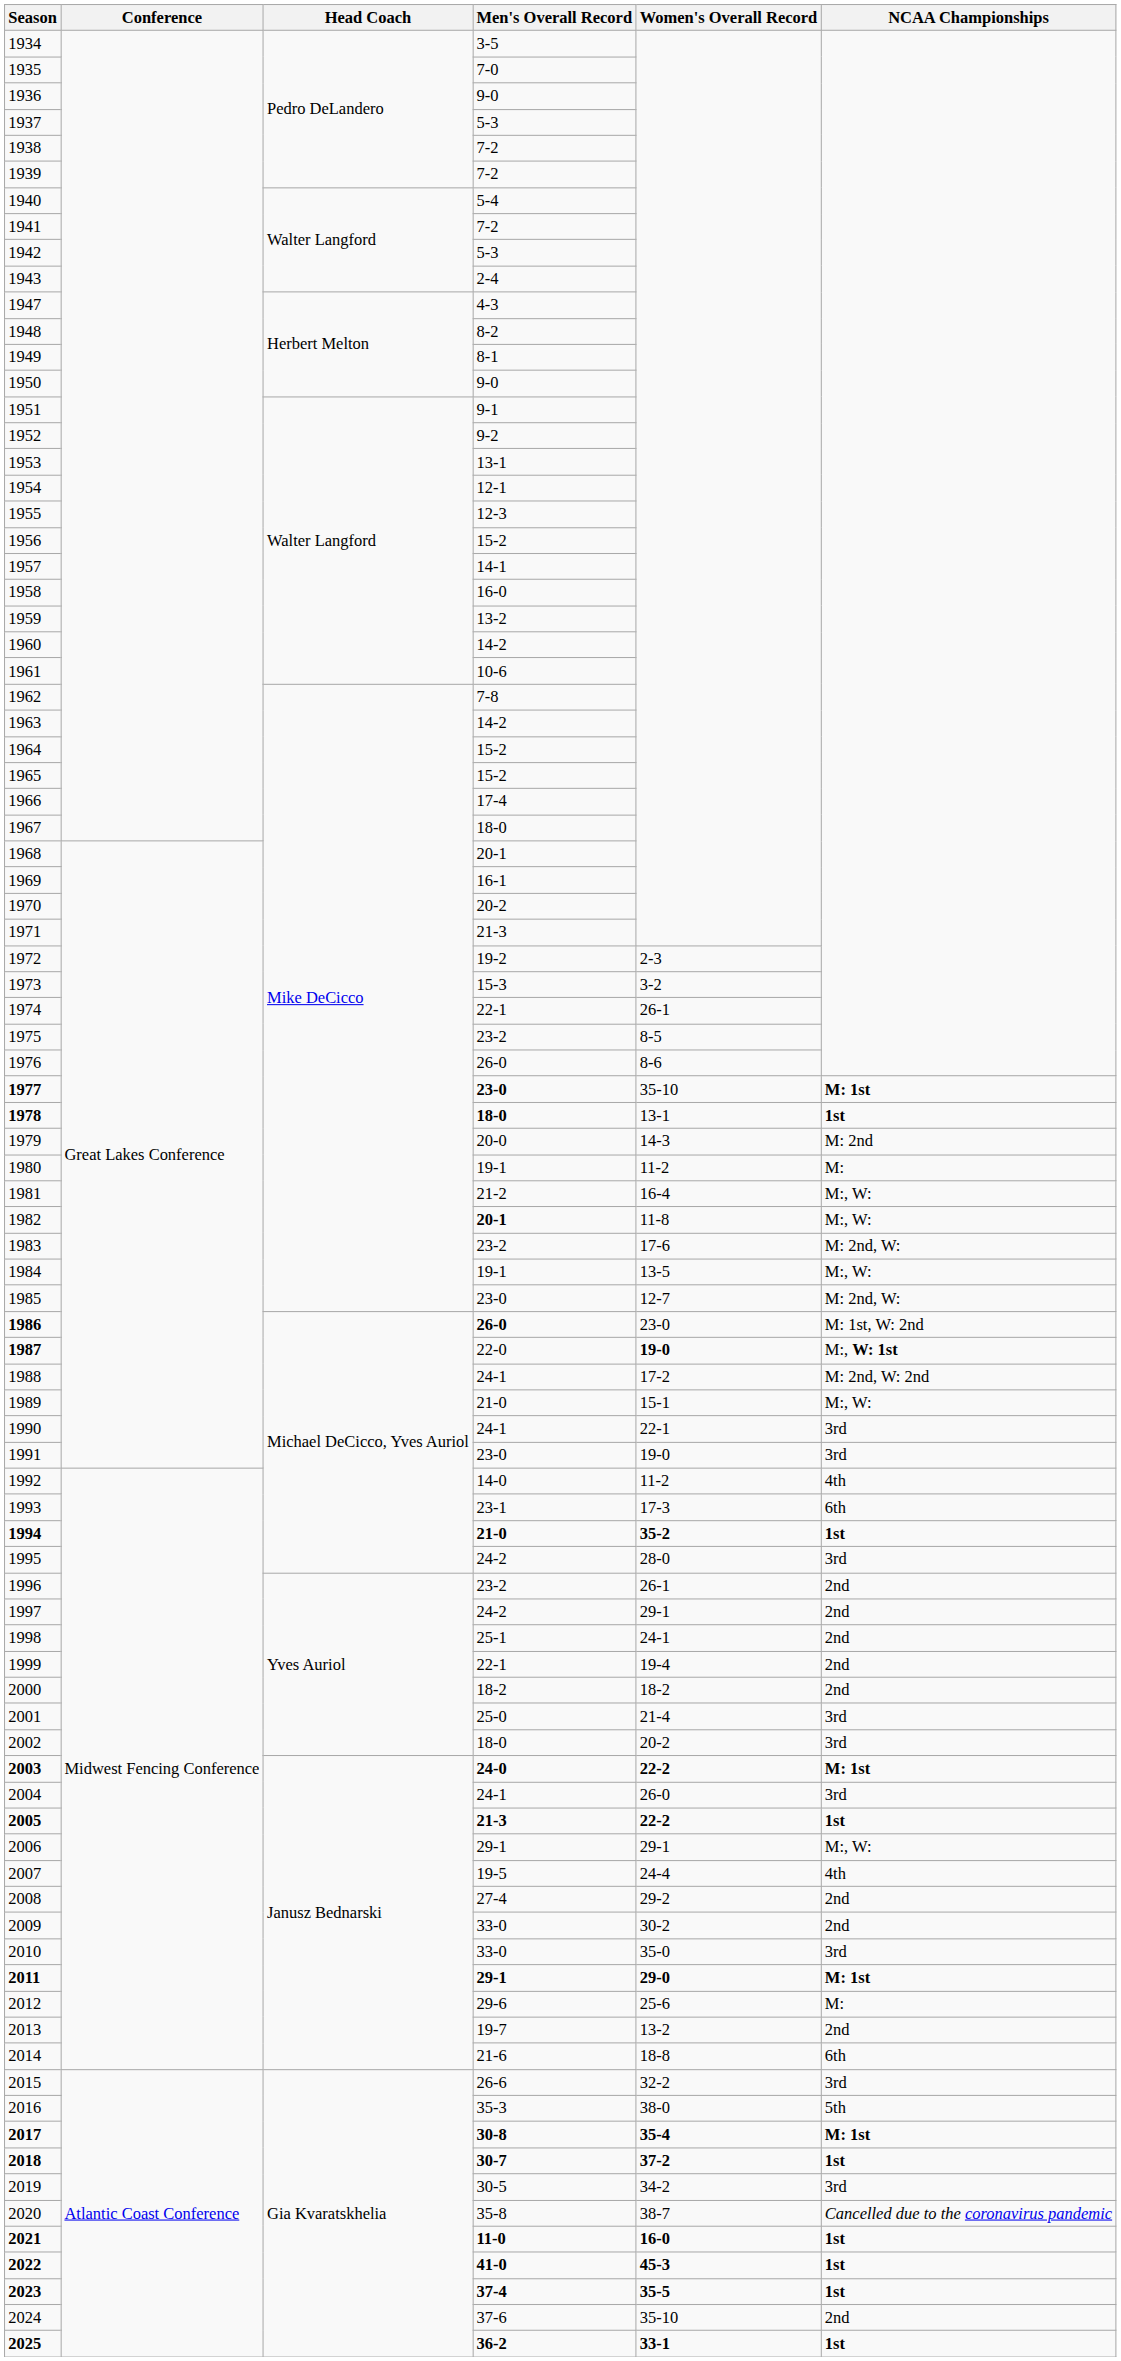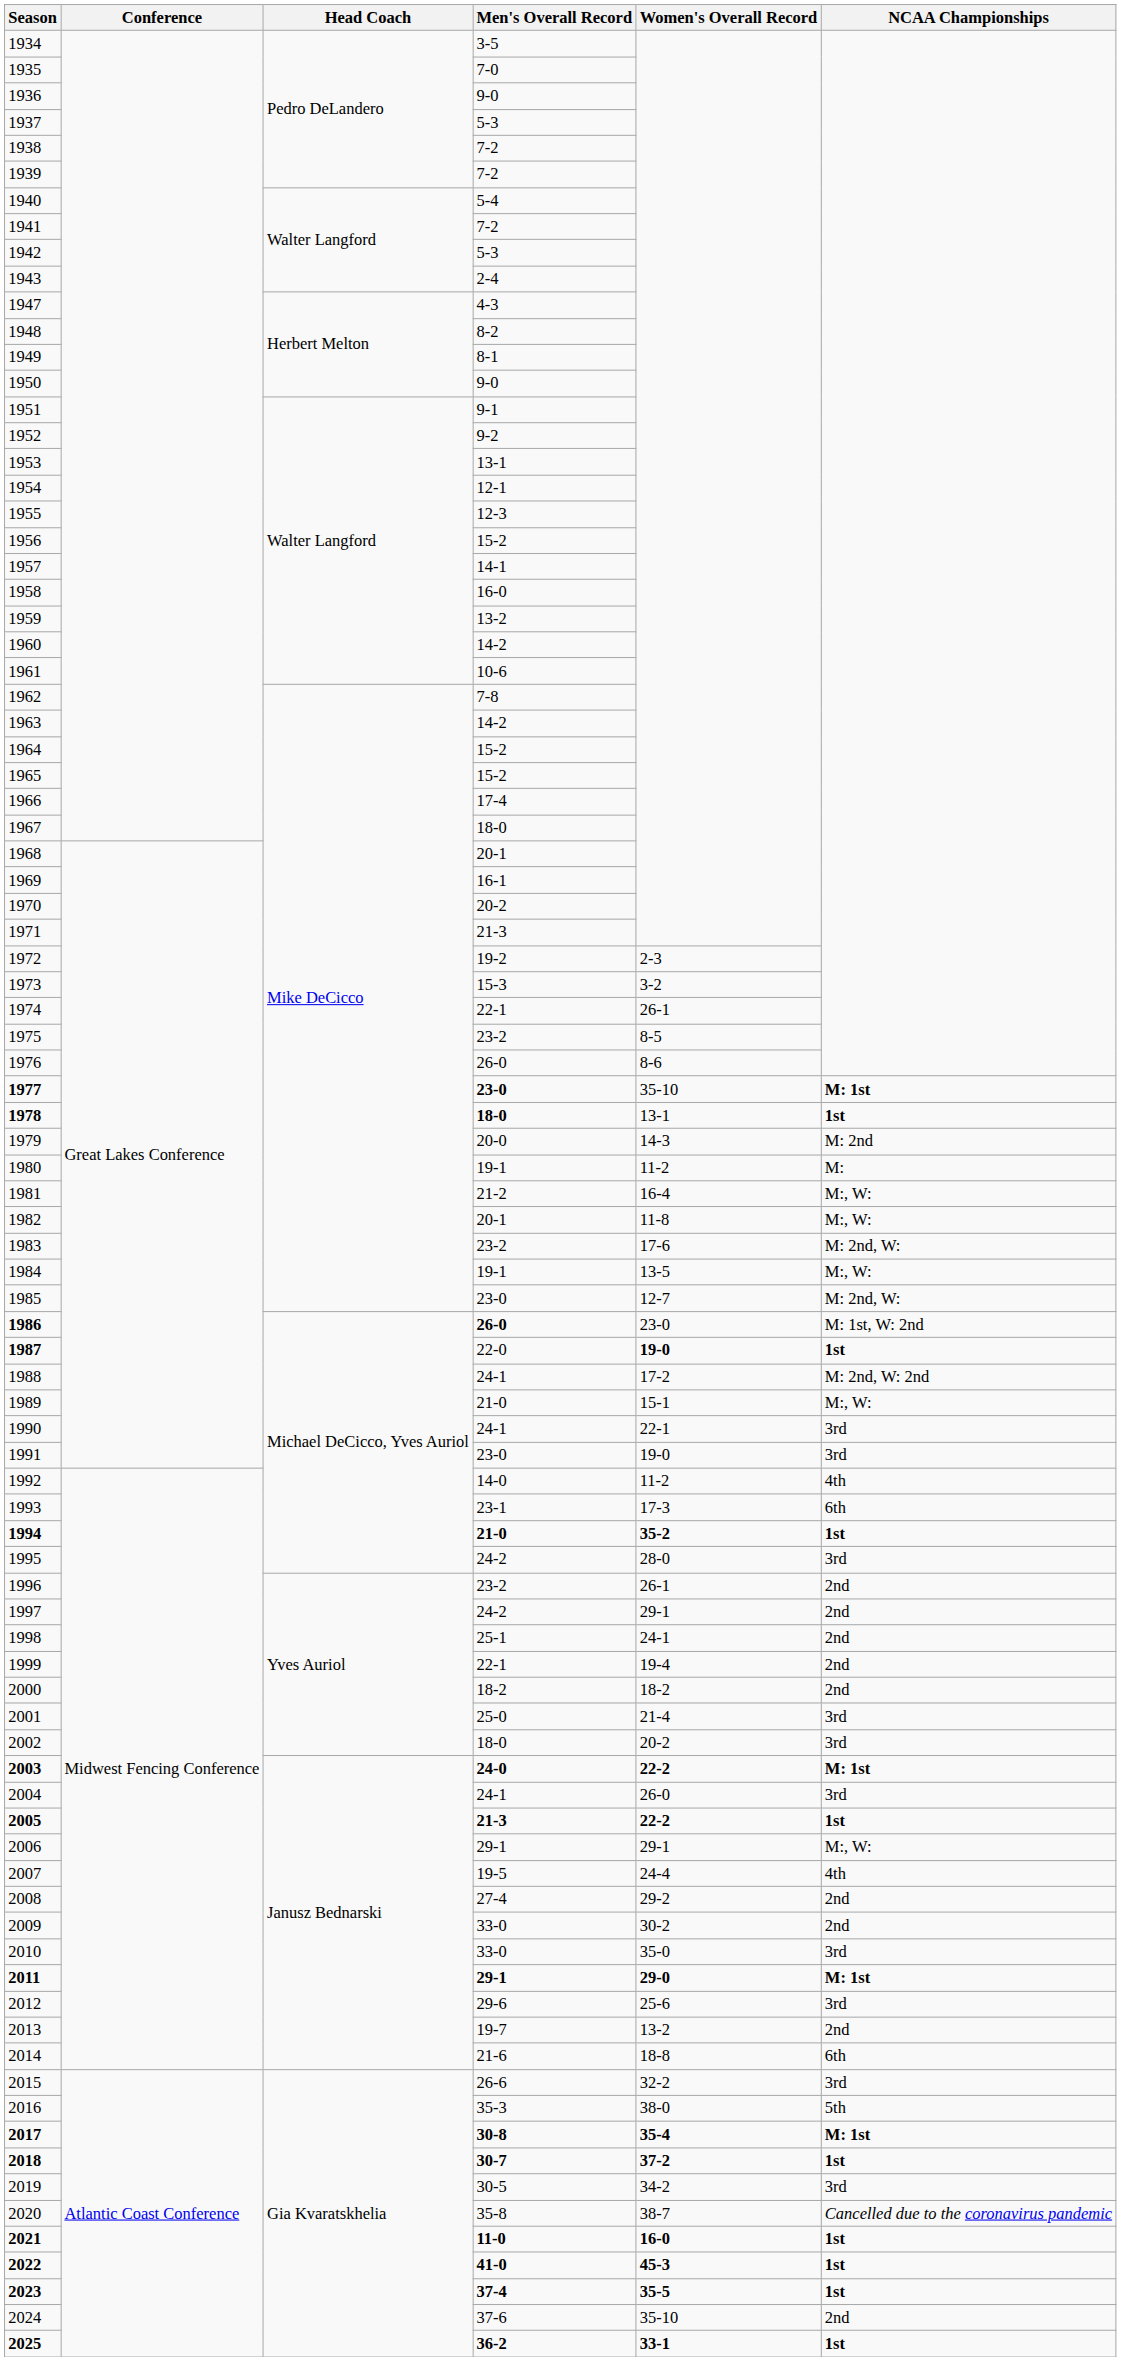(492, 1219) bold -> (492, 1219) normal
(861, 1350) M:, W: 1st -> (835, 1350) 1st
(834, 2003) M: -> (836, 2003) 3rd
